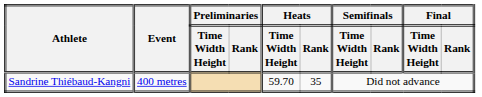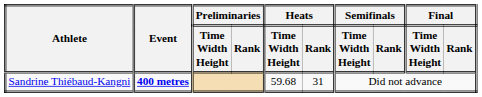(162, 82) normal -> (163, 82) bold
(281, 82) 59.70 -> (283, 82) 59.68
(316, 82) 35 -> (318, 82) 31
